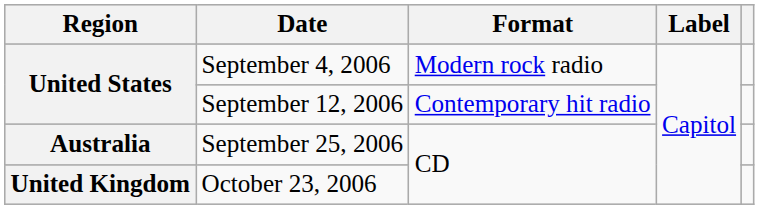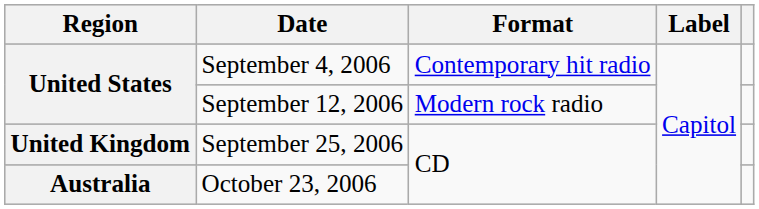(509, 64) Modern rock radio -> (533, 64) Contemporary hit radio
(533, 104) Contemporary hit radio -> (509, 104) Modern rock radio
(100, 143) Australia -> (100, 143) United Kingdom
(100, 183) United Kingdom -> (100, 183) Australia
